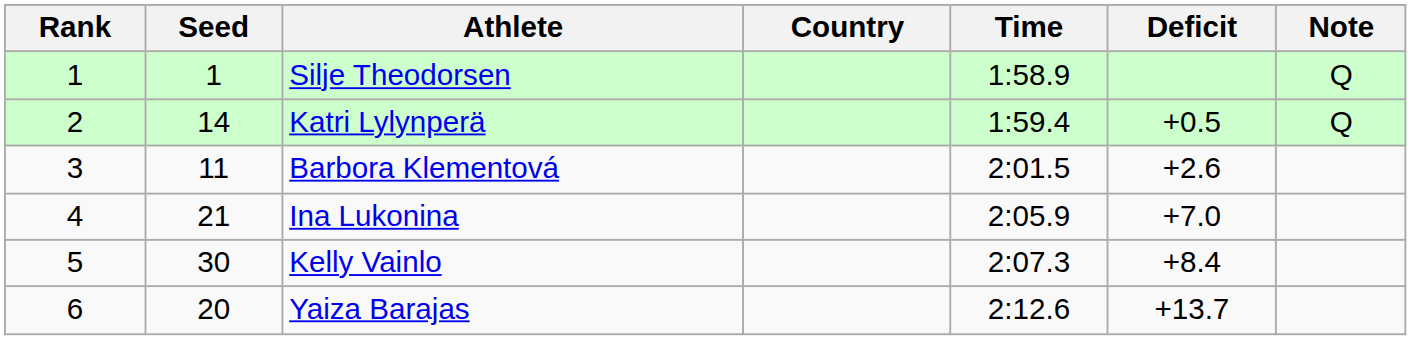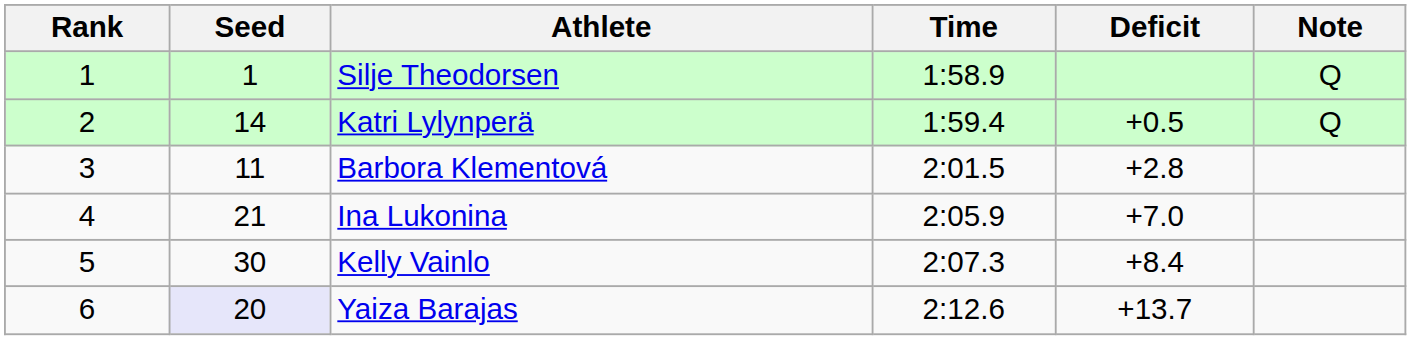- column: (847, 27)
(1192, 168) +2.6 -> (1155, 168) +2.8
(214, 309) no background -> (250, 309) lavender background
